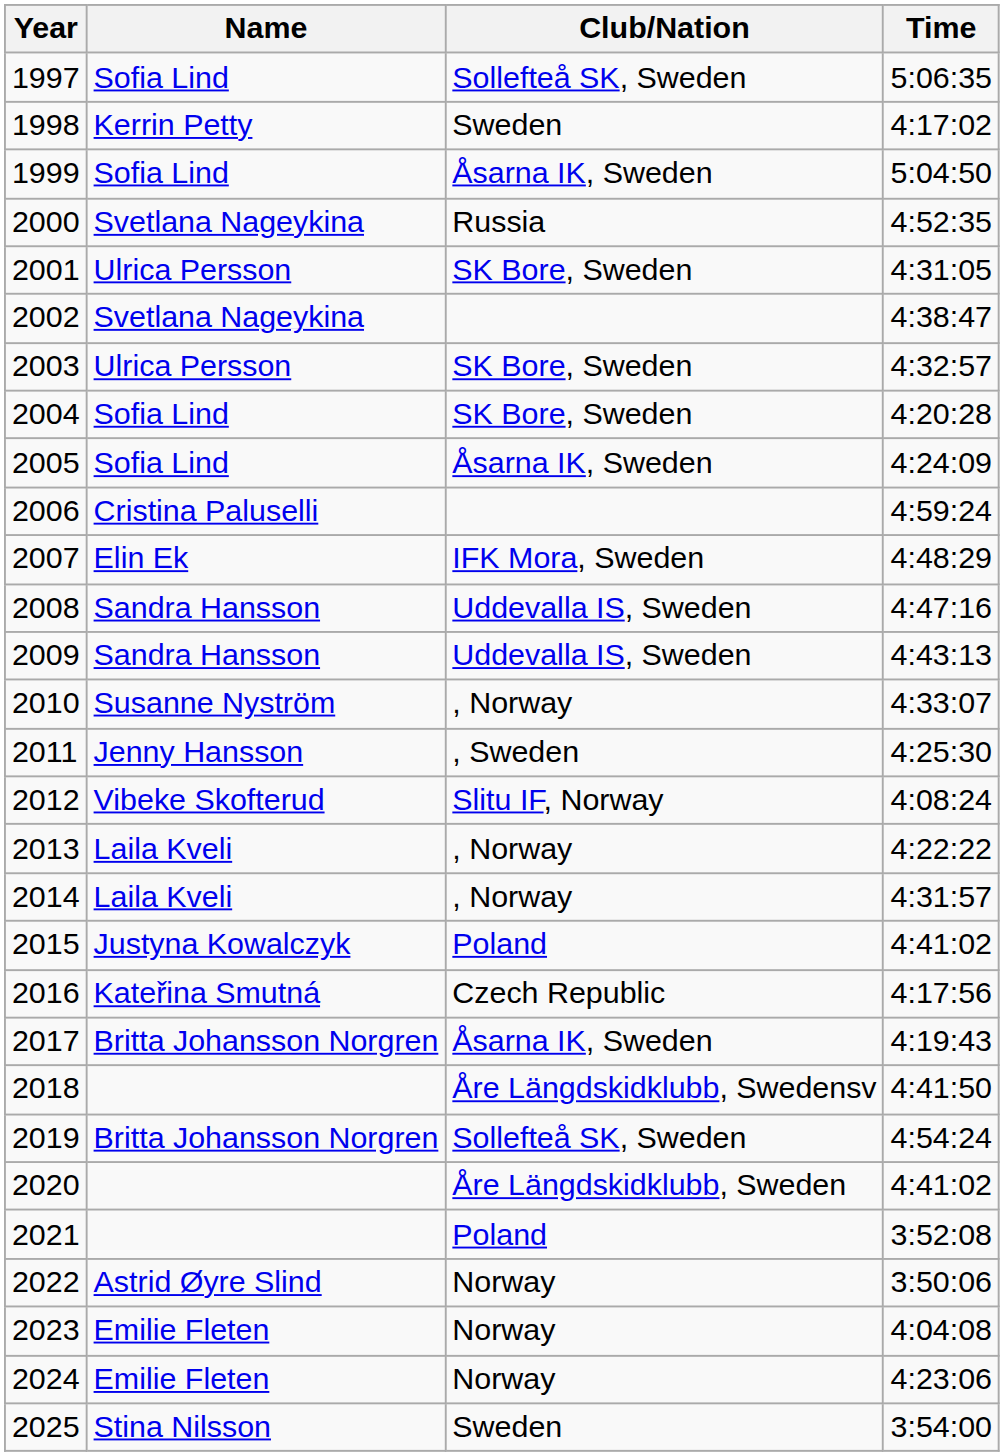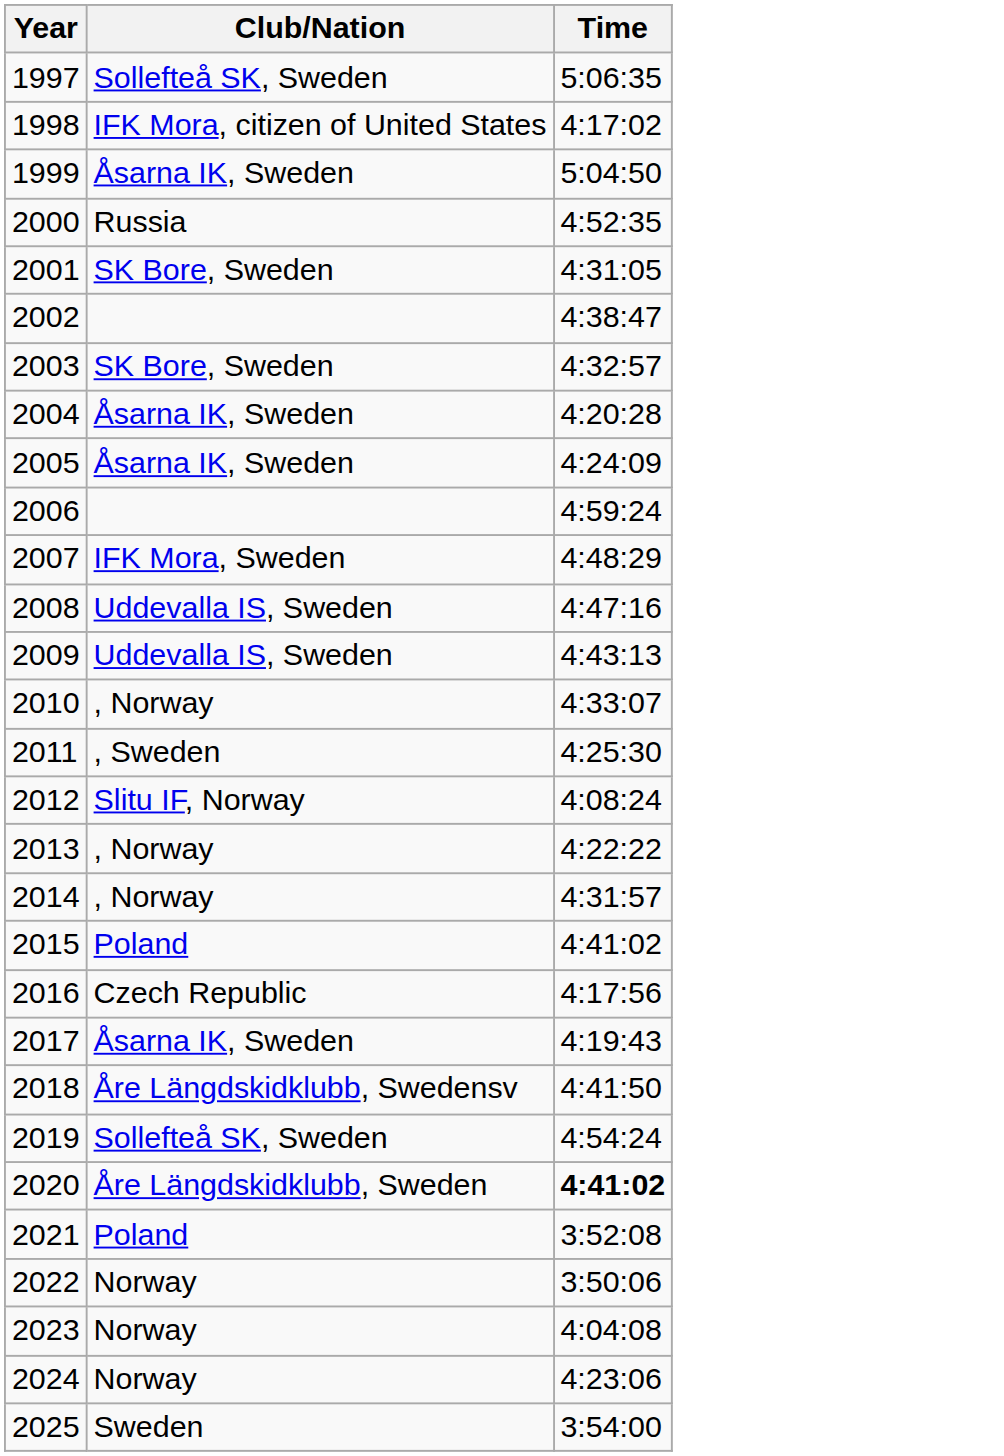- column: (266, 28)
(507, 125) Sweden -> (320, 125) IFK Mora, citizen of United States
(572, 414) SK Bore, Sweden -> (224, 414) Åsarna IK, Sweden
(941, 1185) normal -> (613, 1185) bold
